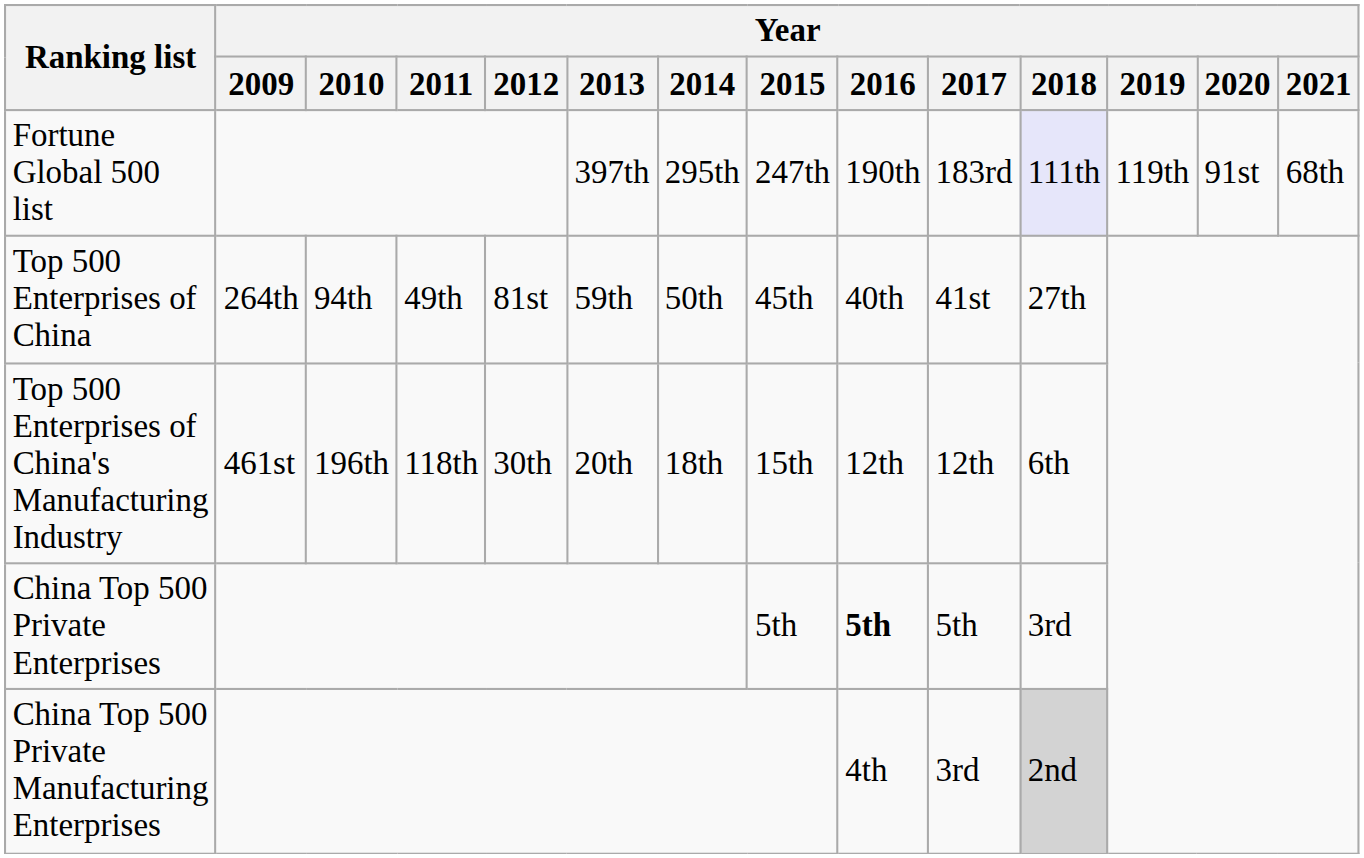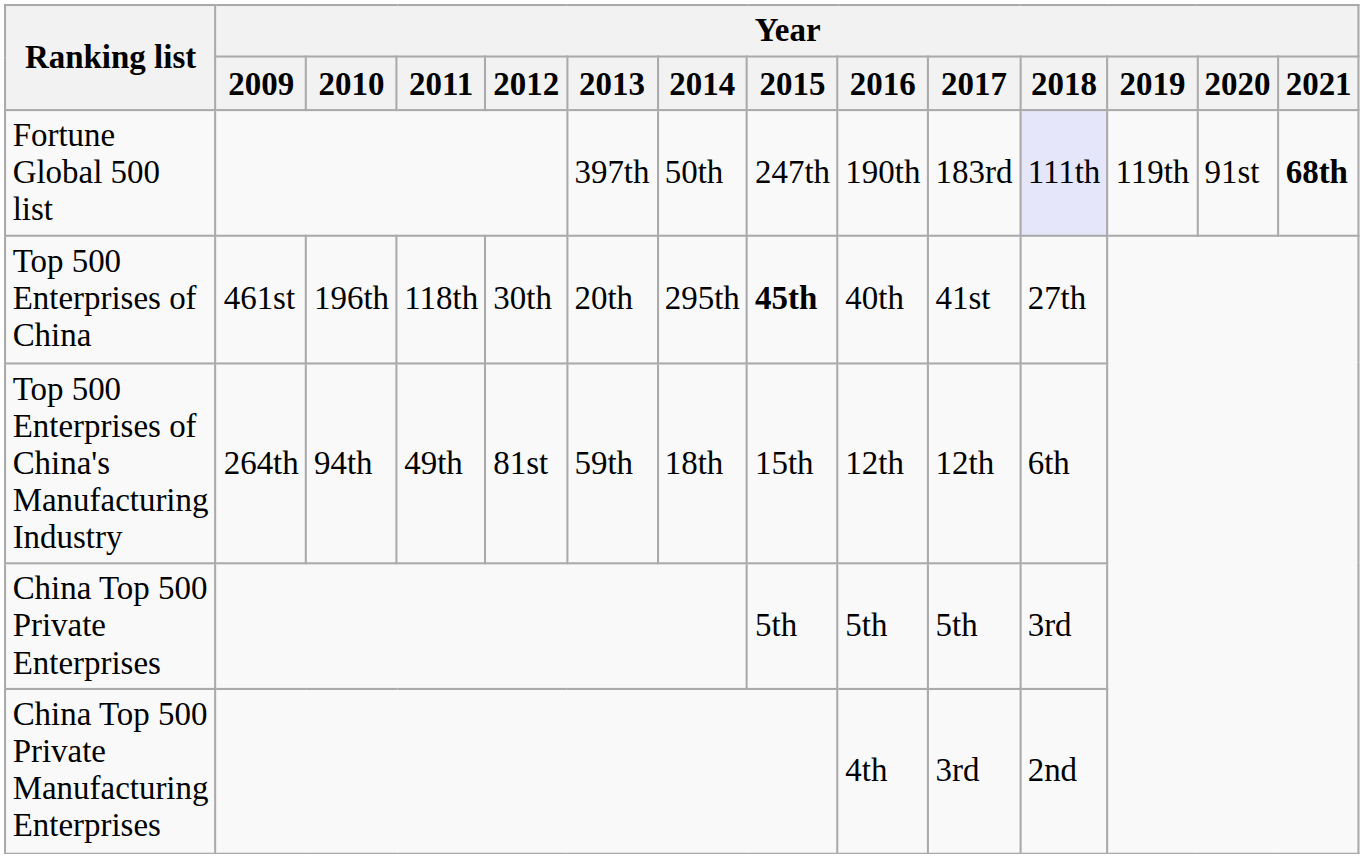(702, 172) 295th -> (694, 172) 50th
(1315, 172) normal -> (1317, 172) bold
(261, 298) 264th -> (259, 298) 461st
(343, 298) 94th -> (352, 298) 196th
(434, 298) 49th -> (441, 298) 118th
(521, 298) 81st -> (523, 298) 30th
(604, 298) 59th -> (604, 298) 20th
(694, 298) 50th -> (702, 298) 295th
(784, 298) normal -> (786, 298) bold
(259, 462) 461st -> (261, 462) 264th
(352, 462) 196th -> (343, 462) 94th
(441, 462) 118th -> (434, 462) 49th
(523, 462) 30th -> (521, 462) 81st
(604, 462) 20th -> (604, 462) 59th
(868, 625) bold -> (866, 625) normal
(1052, 770) lightgrey background -> (1052, 770) no background
